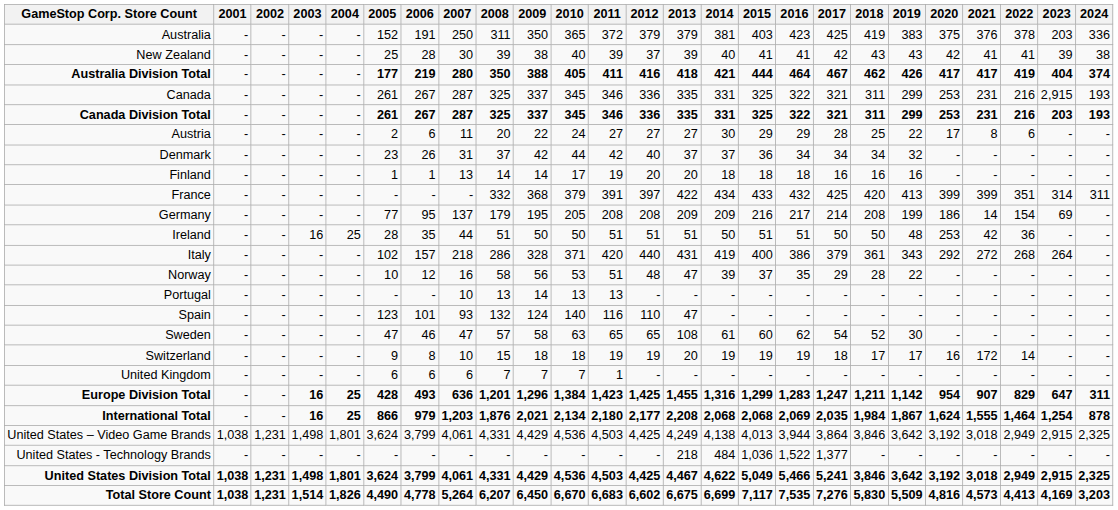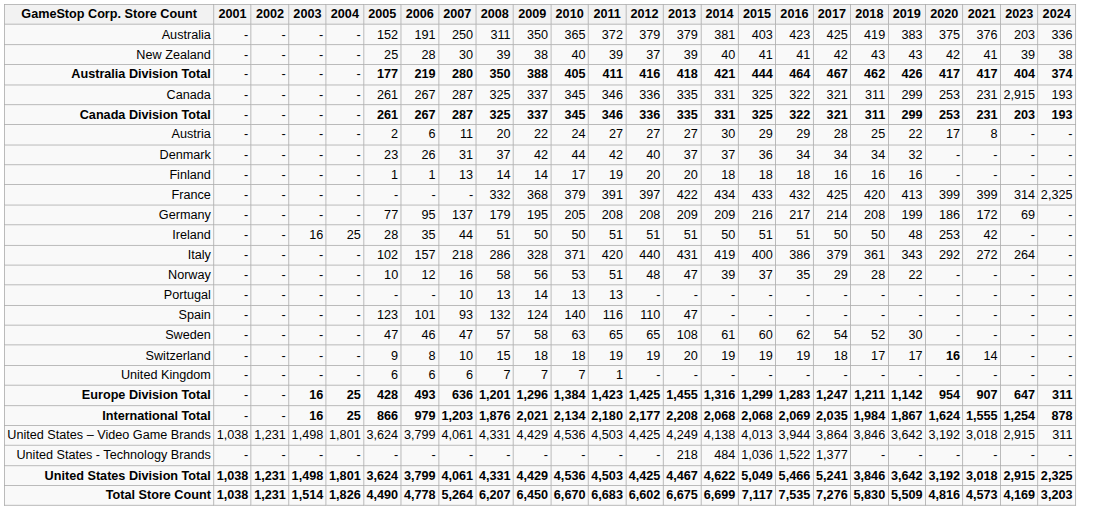- column: (1019, 14)
(1100, 194) 311 -> (1057, 194) 2,325
(991, 214) 14 -> (987, 214) 172
(953, 355) normal -> (953, 355) bold
(987, 355) 172 -> (991, 355) 14
(1094, 435) 2,325 -> (1062, 435) 311
